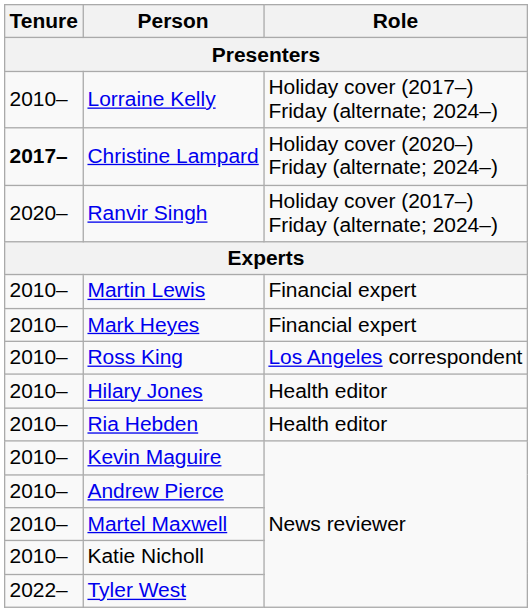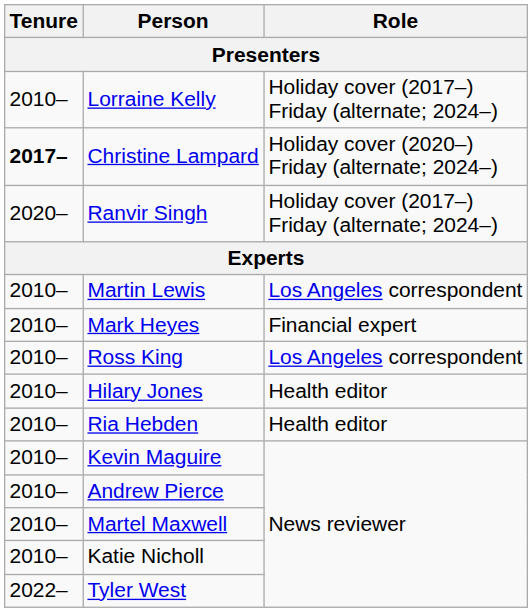(342, 291) Financial expert -> (395, 291) Los Angeles correspondent
